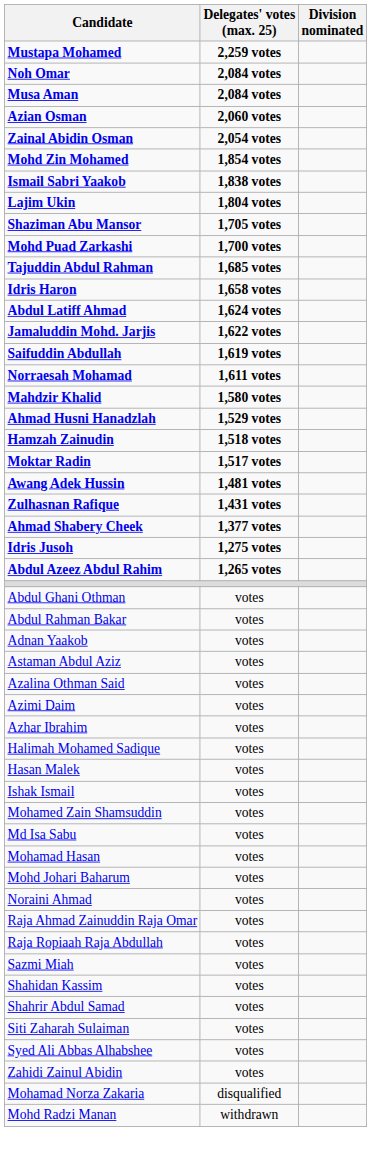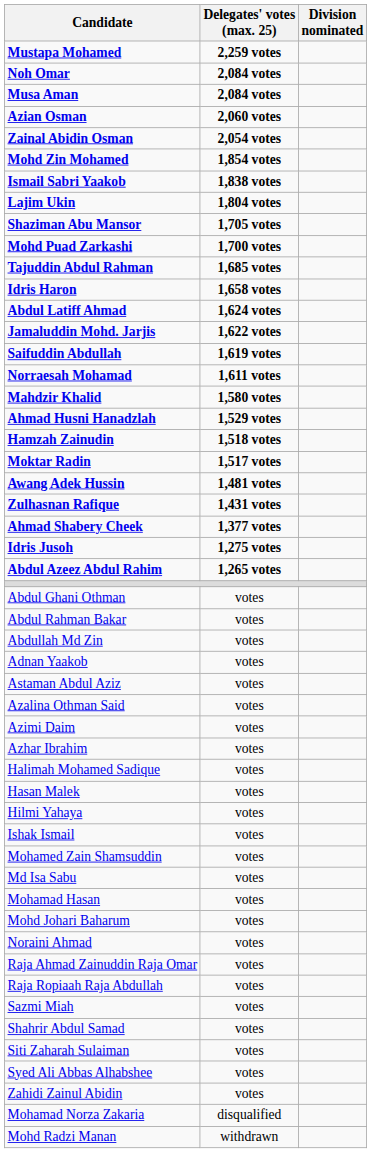+ row: (55, 640)
+ row: (45, 813)
- row: (55, 985)
